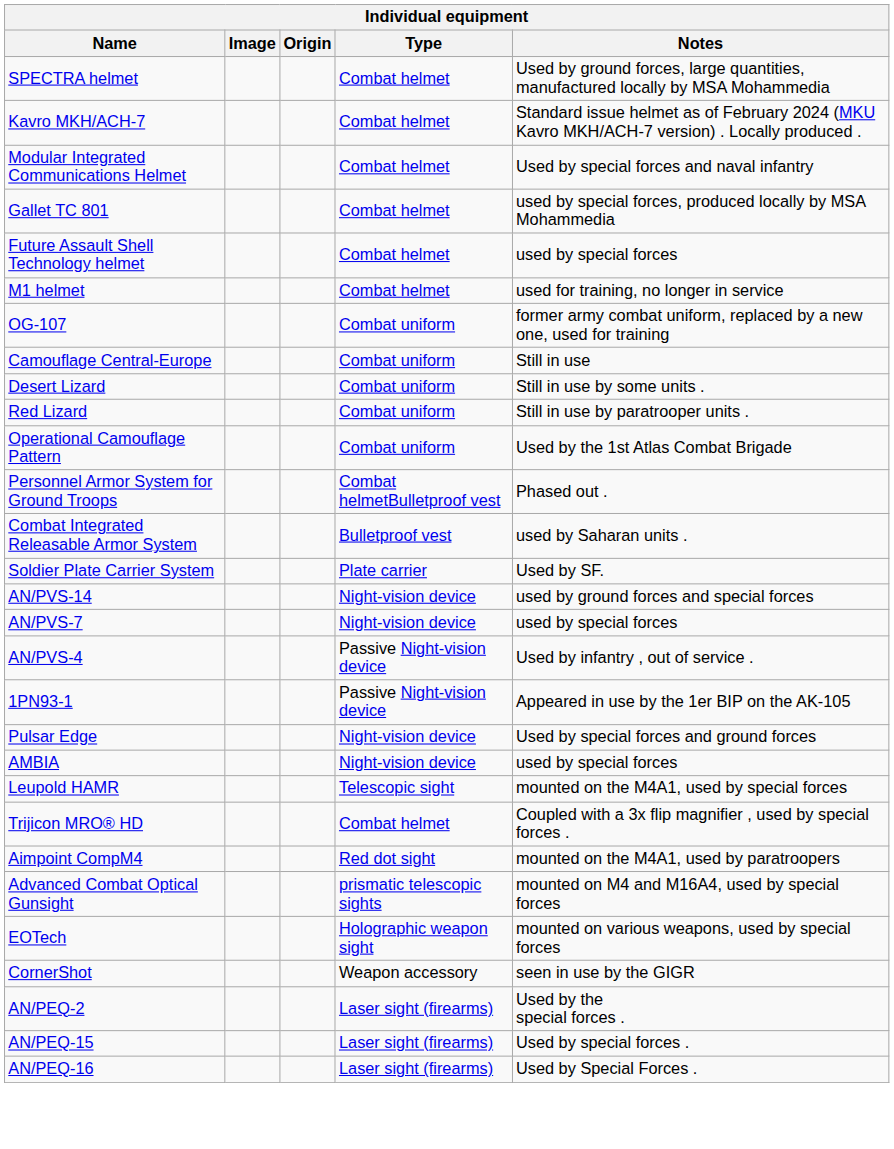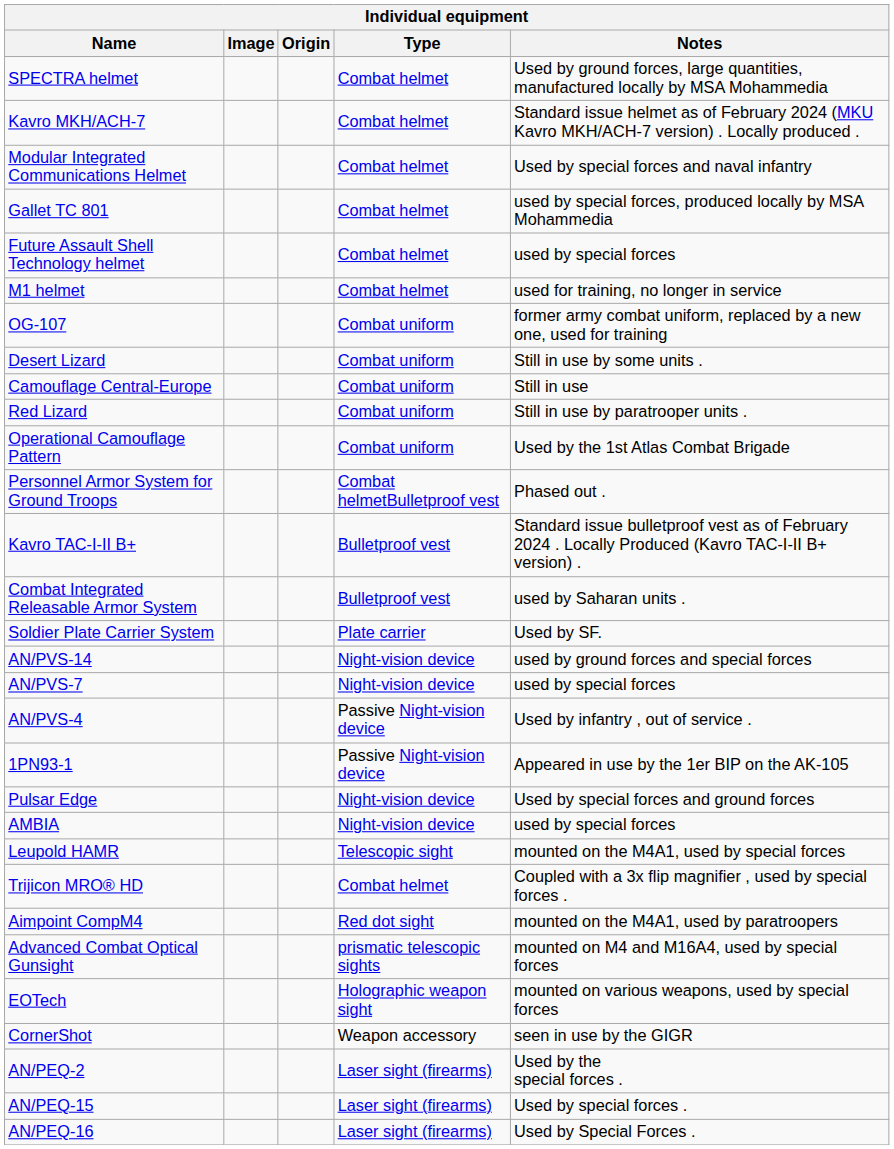rows swapped: (110, 360) <-> (57, 386)
+ row: (72, 545)
